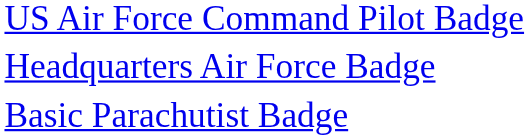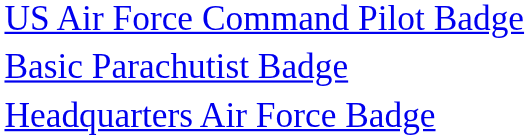rows swapped: (176, 115) <-> (220, 66)
